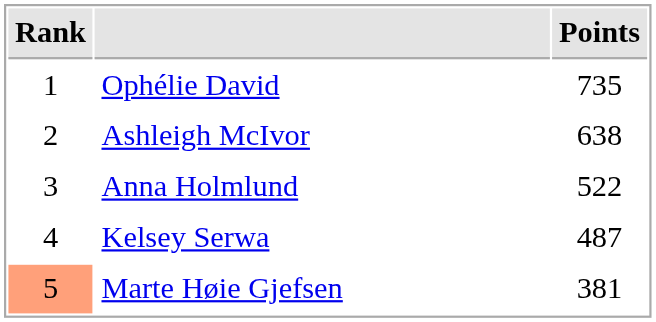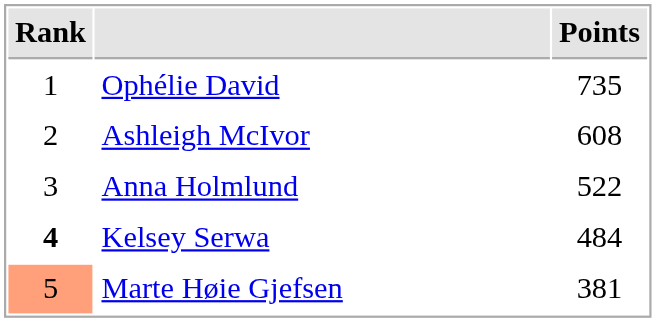(599, 135) 638 -> (599, 135) 608
(51, 237) normal -> (51, 237) bold
(599, 237) 487 -> (599, 237) 484
